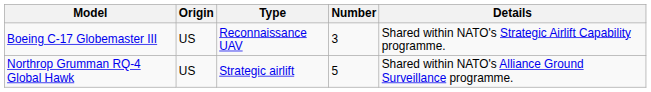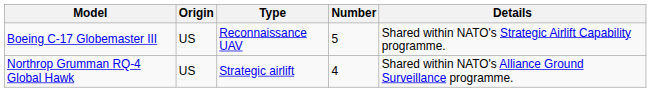(335, 39) 3 -> (335, 39) 5
(335, 71) 5 -> (335, 71) 4
